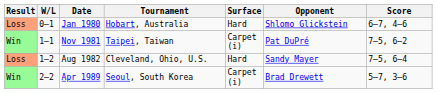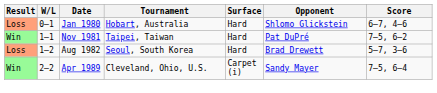(242, 42) Carpet (i) -> (237, 37) Hard
(157, 60) Cleveland, Ohio, U.S. -> (149, 50) Seoul, South Korea
(292, 60) Sandy Mayer -> (294, 50) Brad Drewett
(388, 60) 7–5, 6–4 -> (388, 50) 5–7, 3–6
(149, 77) Seoul, South Korea -> (157, 68) Cleveland, Ohio, U.S.
(294, 77) Brad Drewett -> (292, 68) Sandy Mayer
(388, 77) 5–7, 3–6 -> (388, 68) 7–5, 6–4
